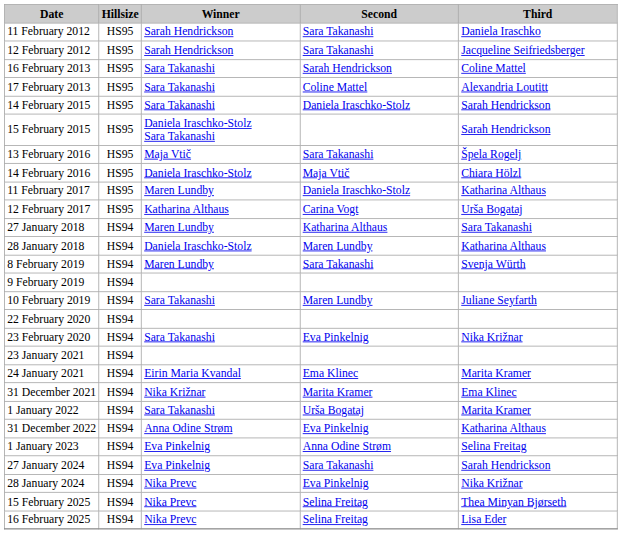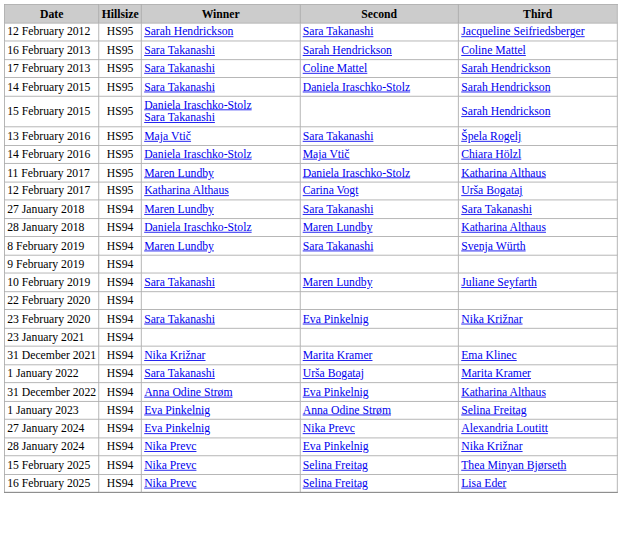- row: (49, 32)
(505, 86) Alexandria Loutitt -> (506, 68) Sarah Hendrickson
(345, 227) Katharina Althaus -> (338, 209) Sara Takanashi
- row: (46, 373)
(338, 465) Sara Takanashi -> (329, 428) Nika Prevc
(506, 465) Sarah Hendrickson -> (505, 428) Alexandria Loutitt
